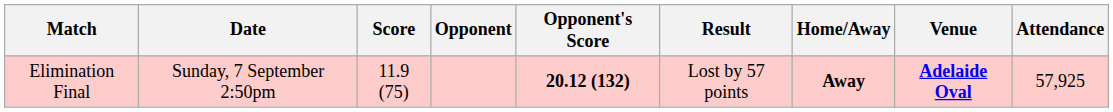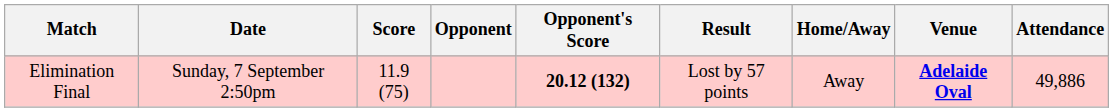(844, 81) bold -> (844, 81) normal
(1060, 81) 57,925 -> (1060, 81) 49,886
